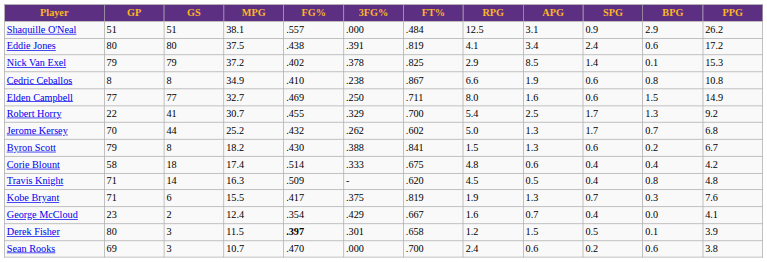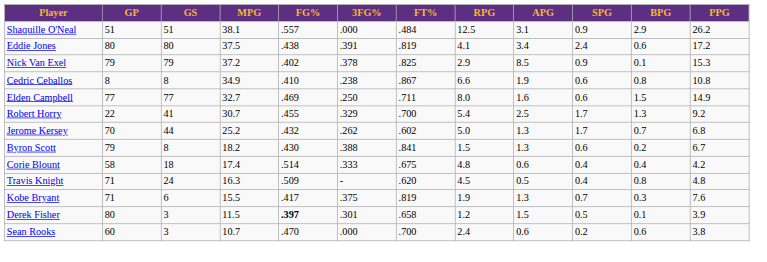(592, 63) 1.4 -> (581, 63) 0.9
(172, 181) 14 -> (169, 181) 24
- row: (42, 215)
(112, 249) 69 -> (110, 232) 60
